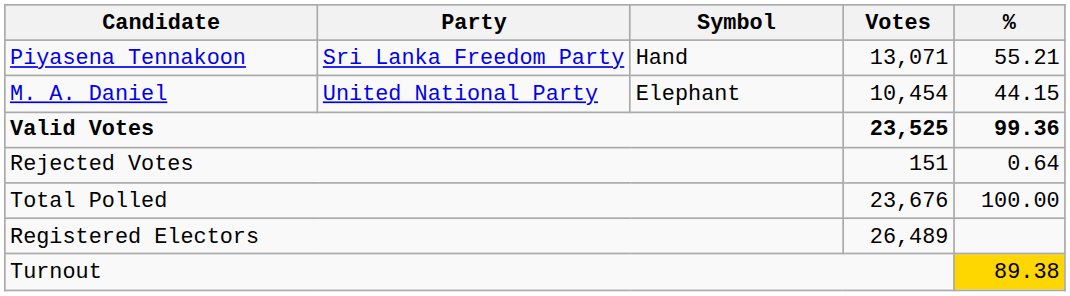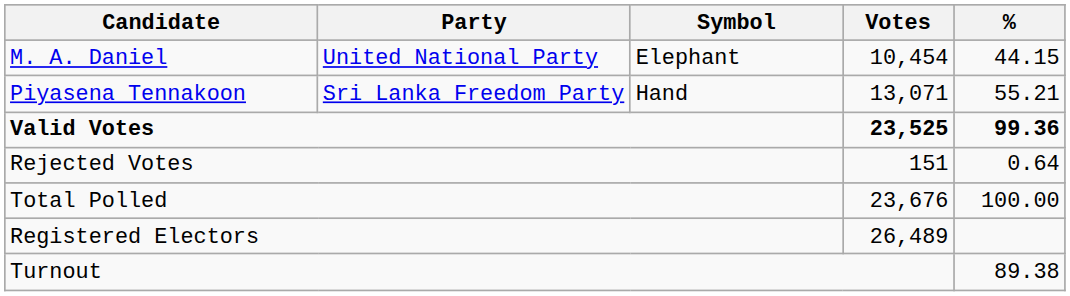rows swapped: (128, 58) <-> (89, 94)
(1027, 272) gold background -> (1027, 272) no background
